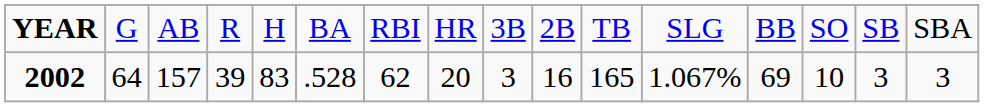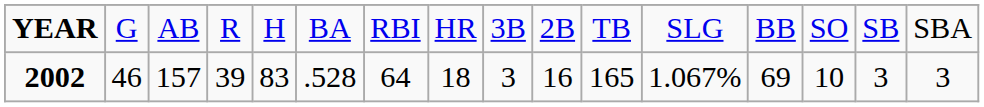(127, 76) 64 -> (127, 76) 46
(395, 76) 62 -> (395, 76) 64
(456, 76) 20 -> (456, 76) 18
